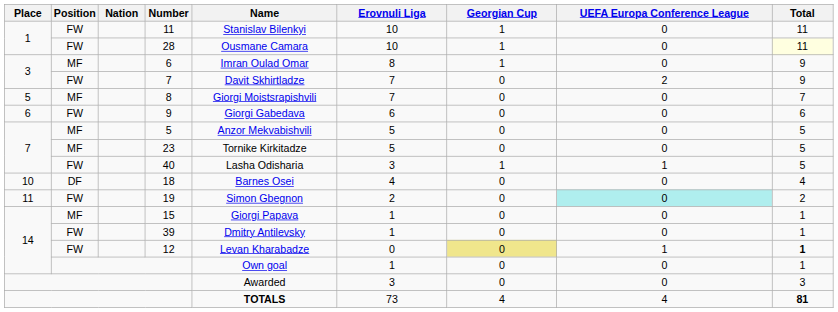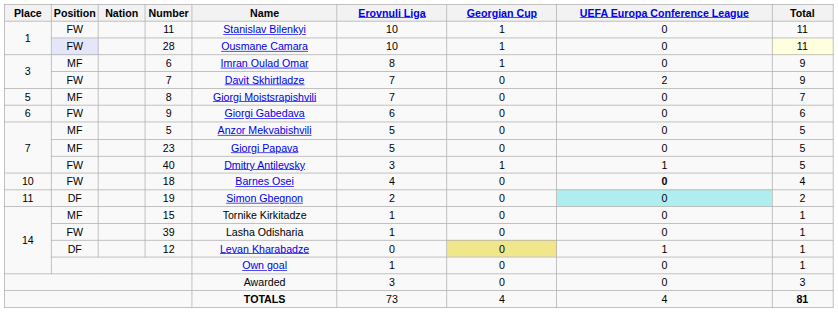(75, 47) no background -> (75, 47) lavender background
(265, 148) Tornike Kirkitadze -> (265, 148) Giorgi Papava
(265, 165) Lasha Odisharia -> (265, 165) Dmitry Antilevsky
(75, 181) DF -> (75, 181) FW
(664, 181) normal -> (664, 181) bold
(75, 198) FW -> (75, 198) DF
(265, 215) Giorgi Papava -> (265, 215) Tornike Kirkitadze
(265, 232) Dmitry Antilevsky -> (265, 232) Lasha Odisharia
(75, 249) FW -> (75, 249) DF
(802, 249) bold -> (802, 249) normal
